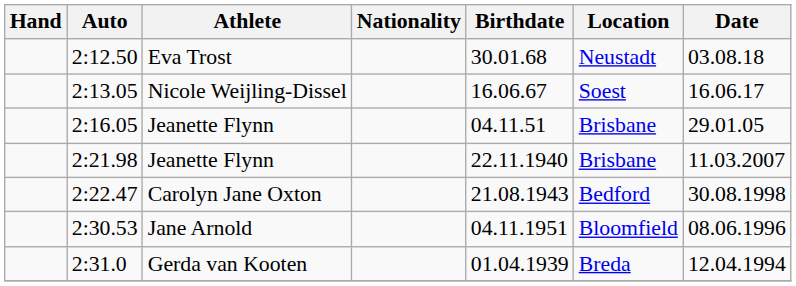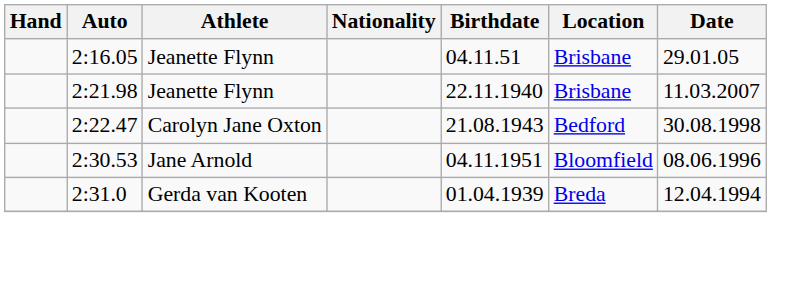- row: (105, 56)
- row: (105, 90)
